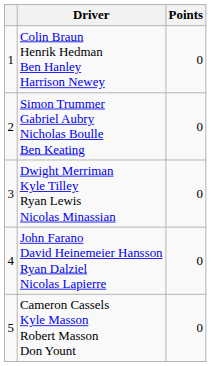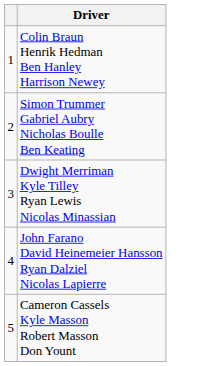- column: (186, 15)
